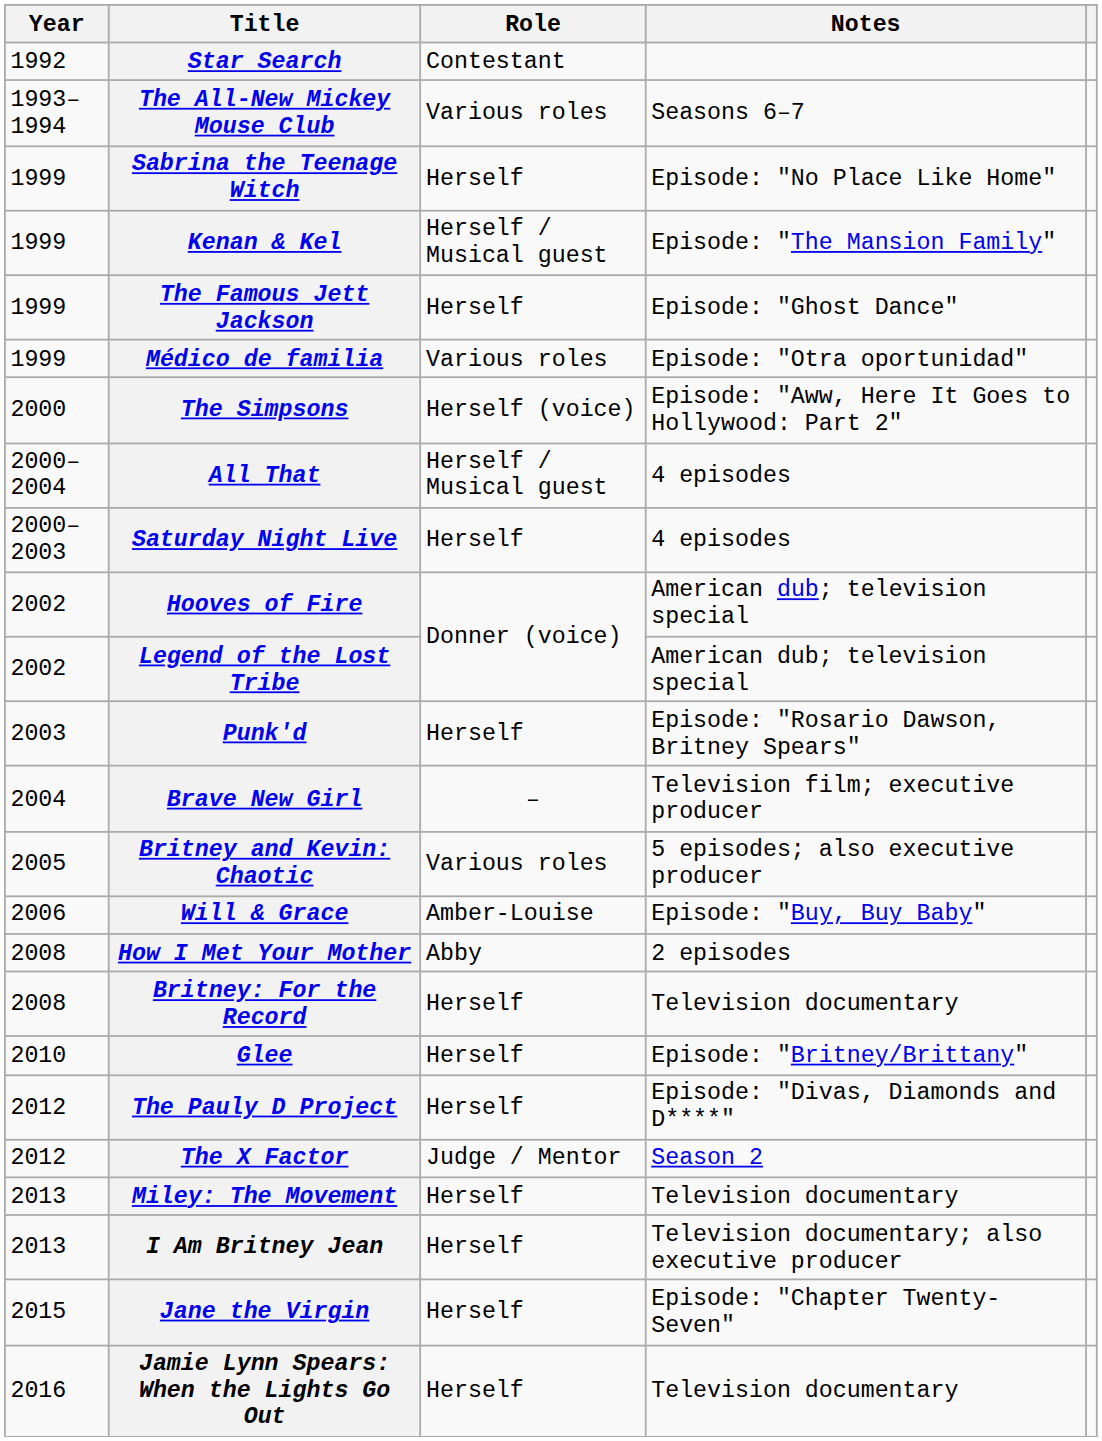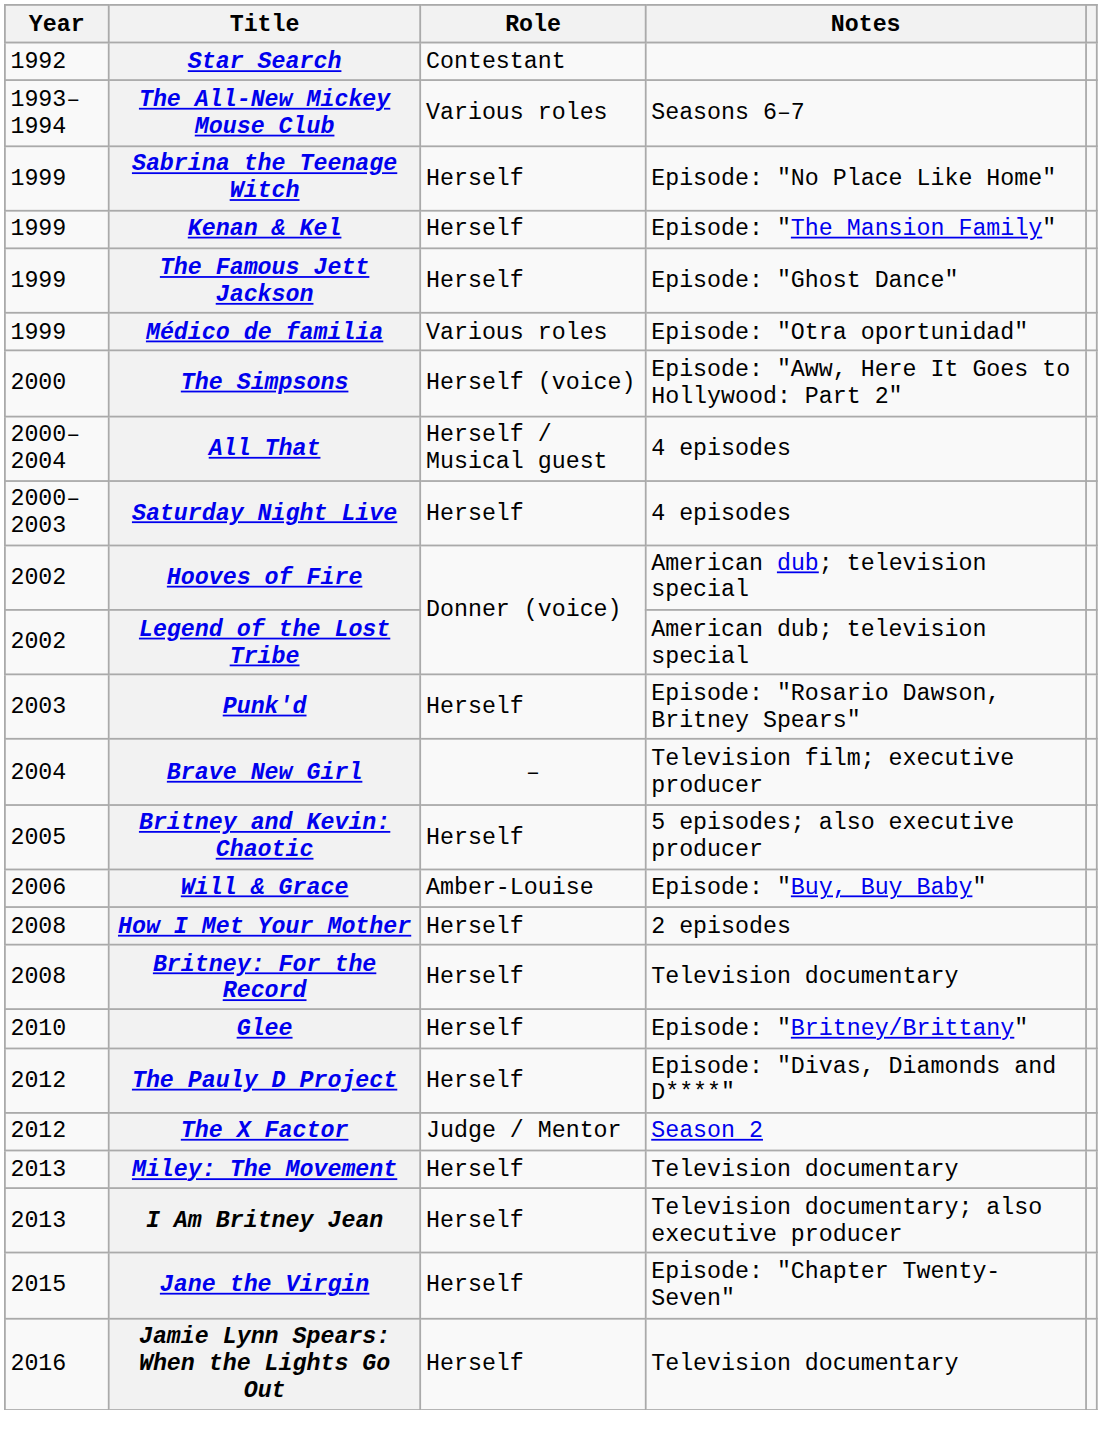(517, 243) Herself / Musical guest -> (475, 229) Herself
(517, 864) Various roles -> (475, 837) Herself
(454, 953) Abby -> (475, 926) Herself
